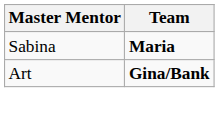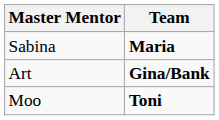+ row: (25, 100)
